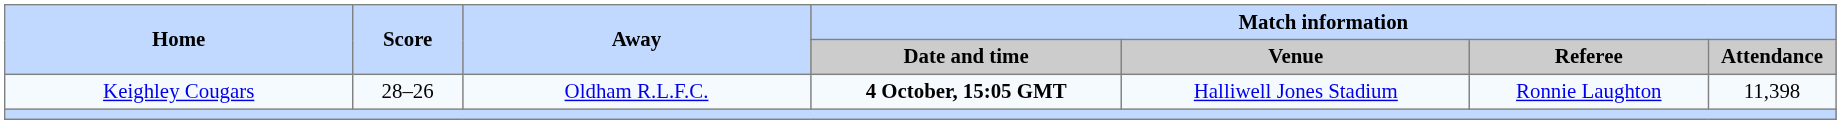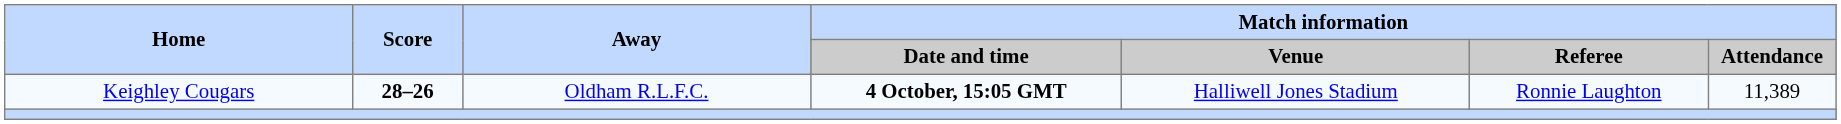(408, 91) normal -> (408, 91) bold
(1772, 91) 11,398 -> (1772, 91) 11,389
